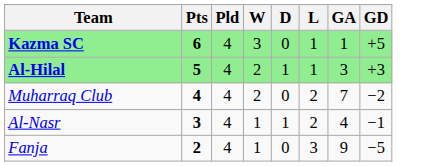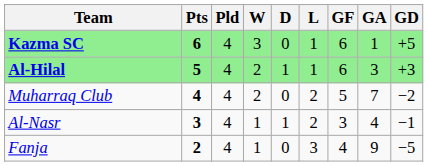+ column: (343, 17)
